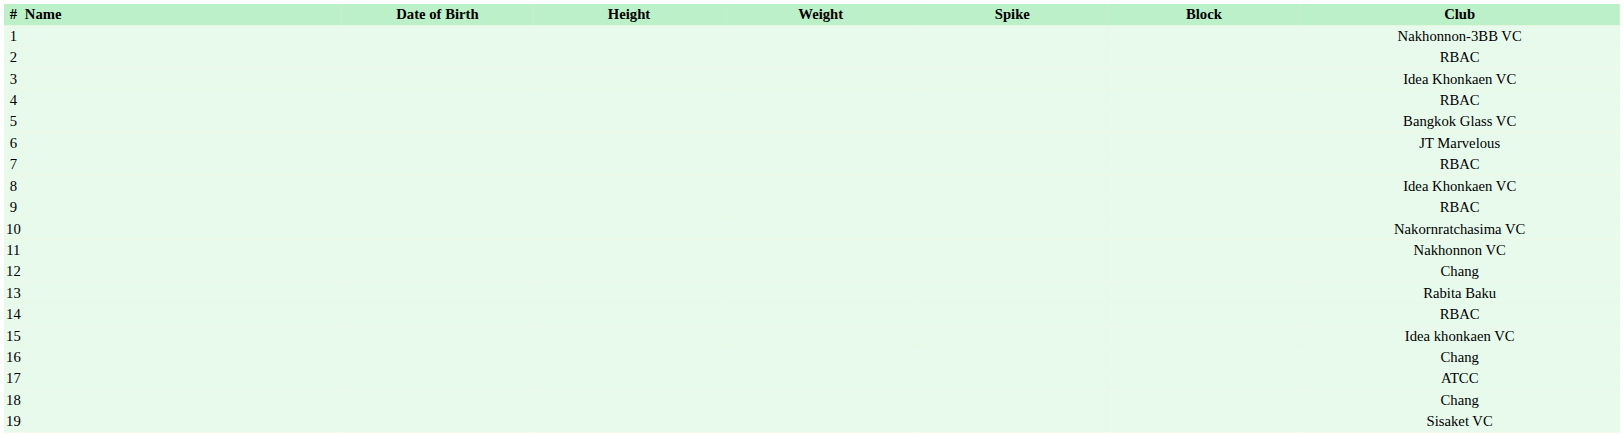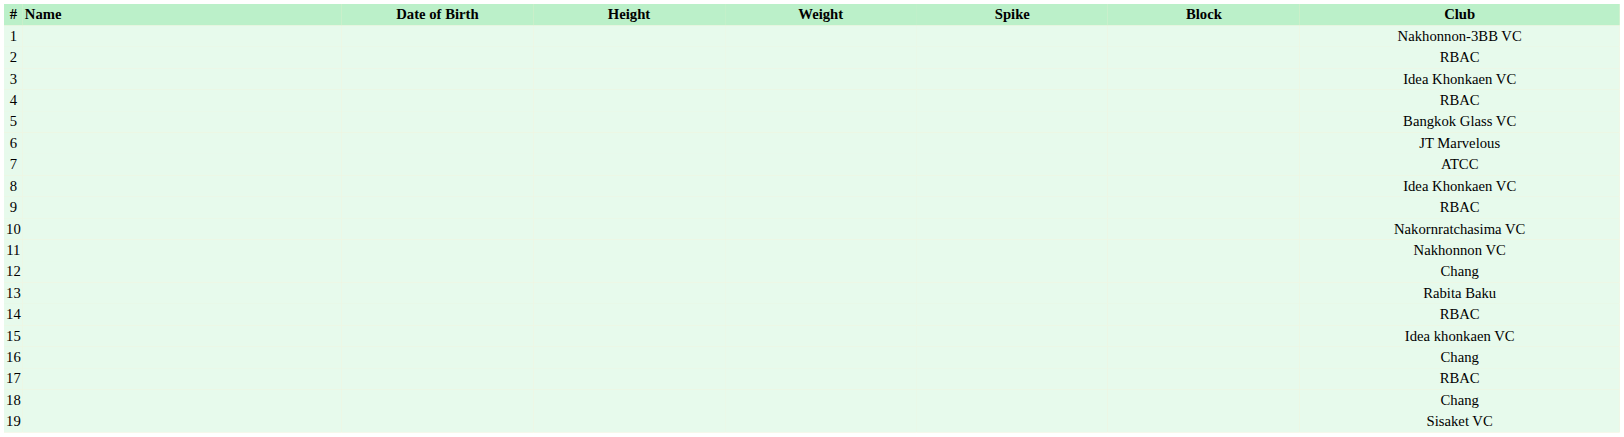(1460, 164) RBAC -> (1460, 164) ATCC
(1460, 378) ATCC -> (1460, 378) RBAC
